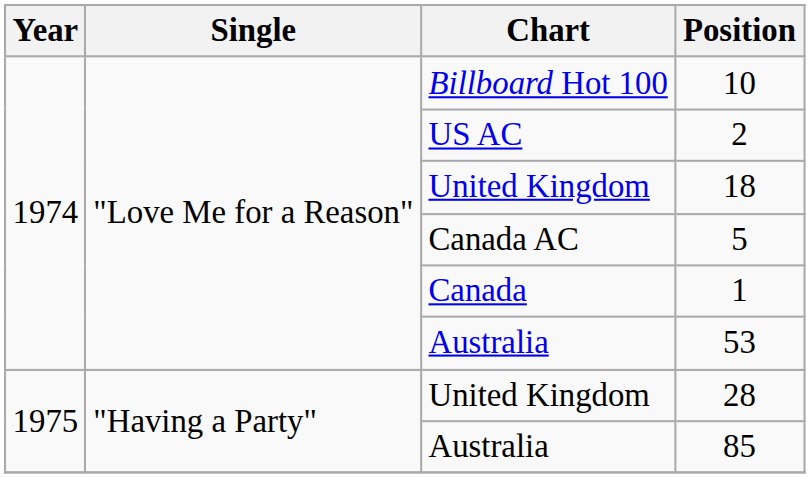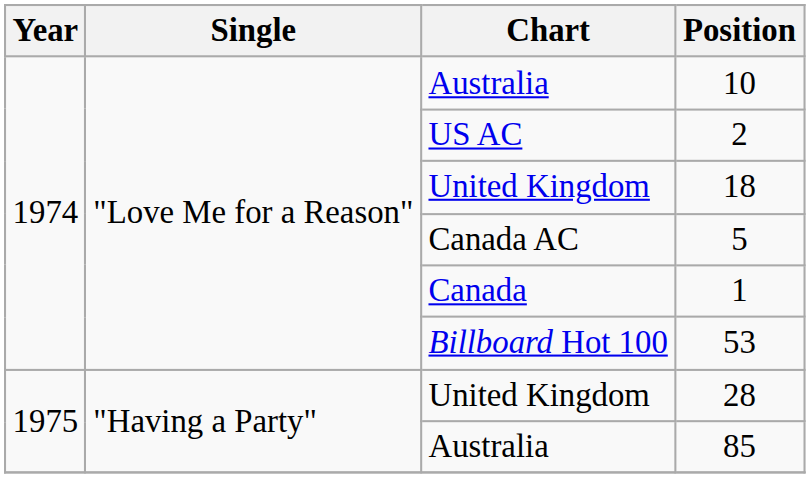(548, 82) Billboard Hot 100 -> (489, 82) Australia
(489, 342) Australia -> (548, 342) Billboard Hot 100
